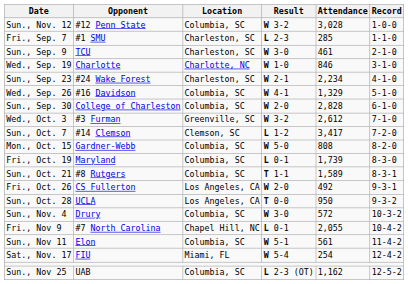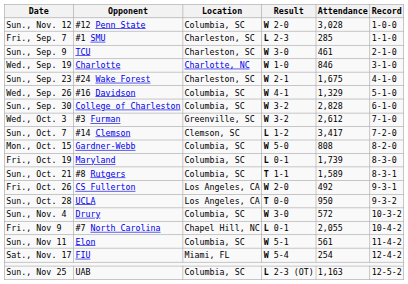(276, 25) W 3-2 -> (276, 25) W 2-0
(330, 79) 2,234 -> (330, 79) 1,675
(276, 106) W 2-0 -> (276, 106) W 3-2
(330, 273) 1,162 -> (330, 273) 1,163
